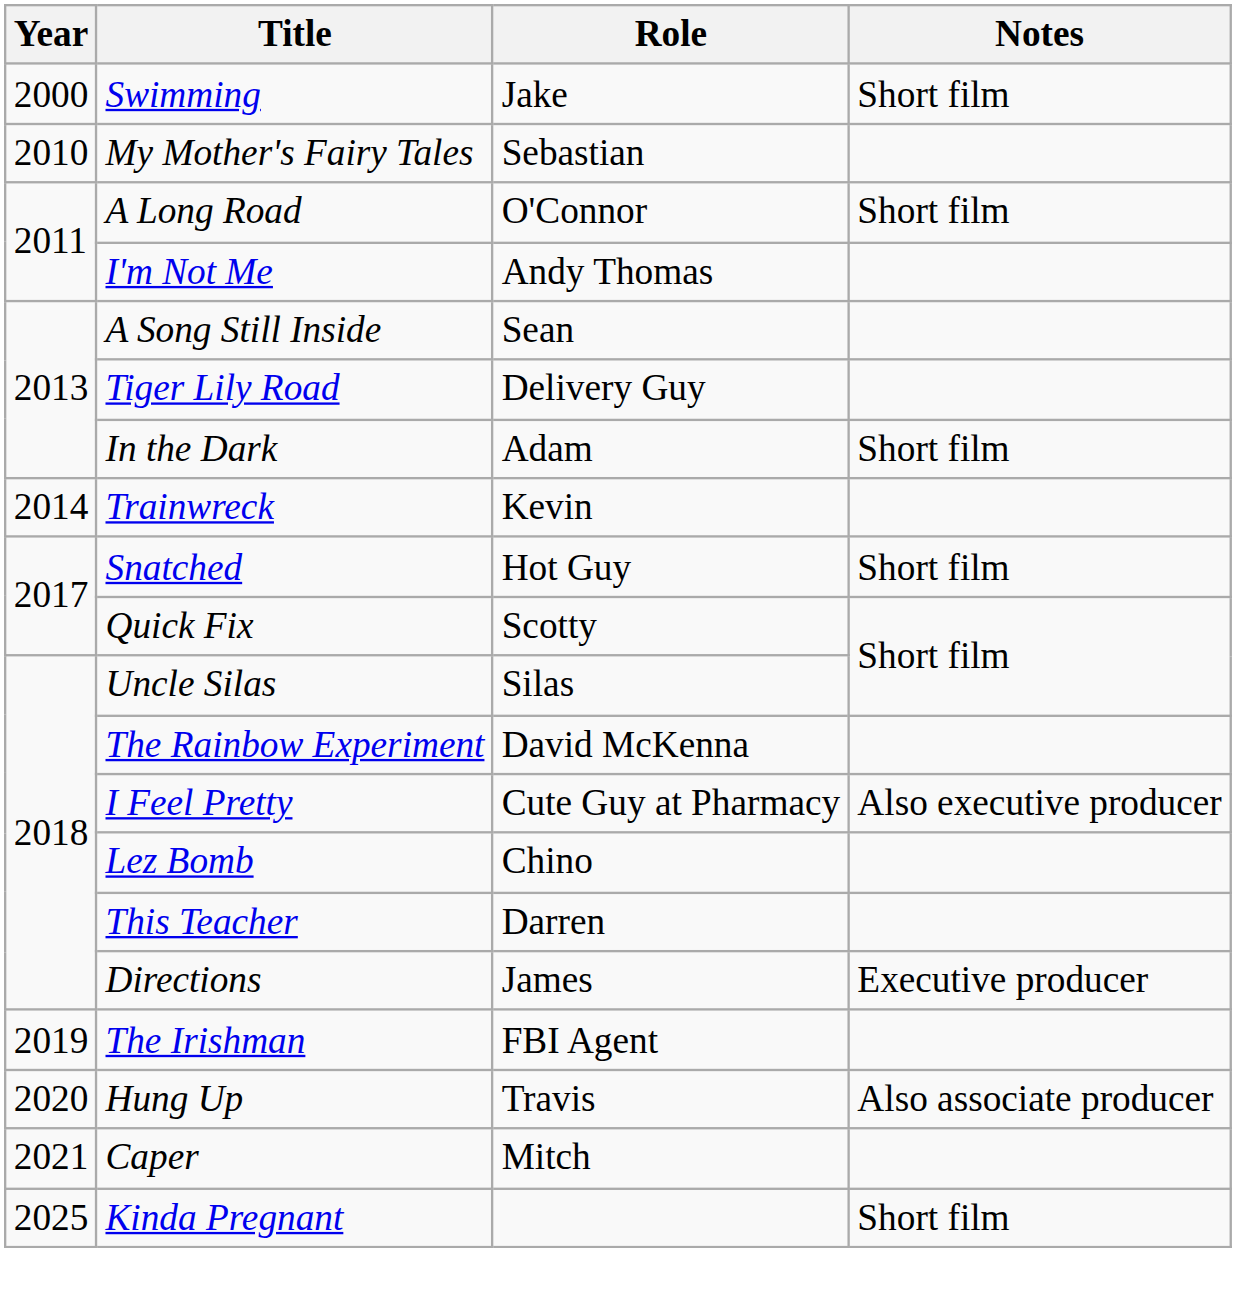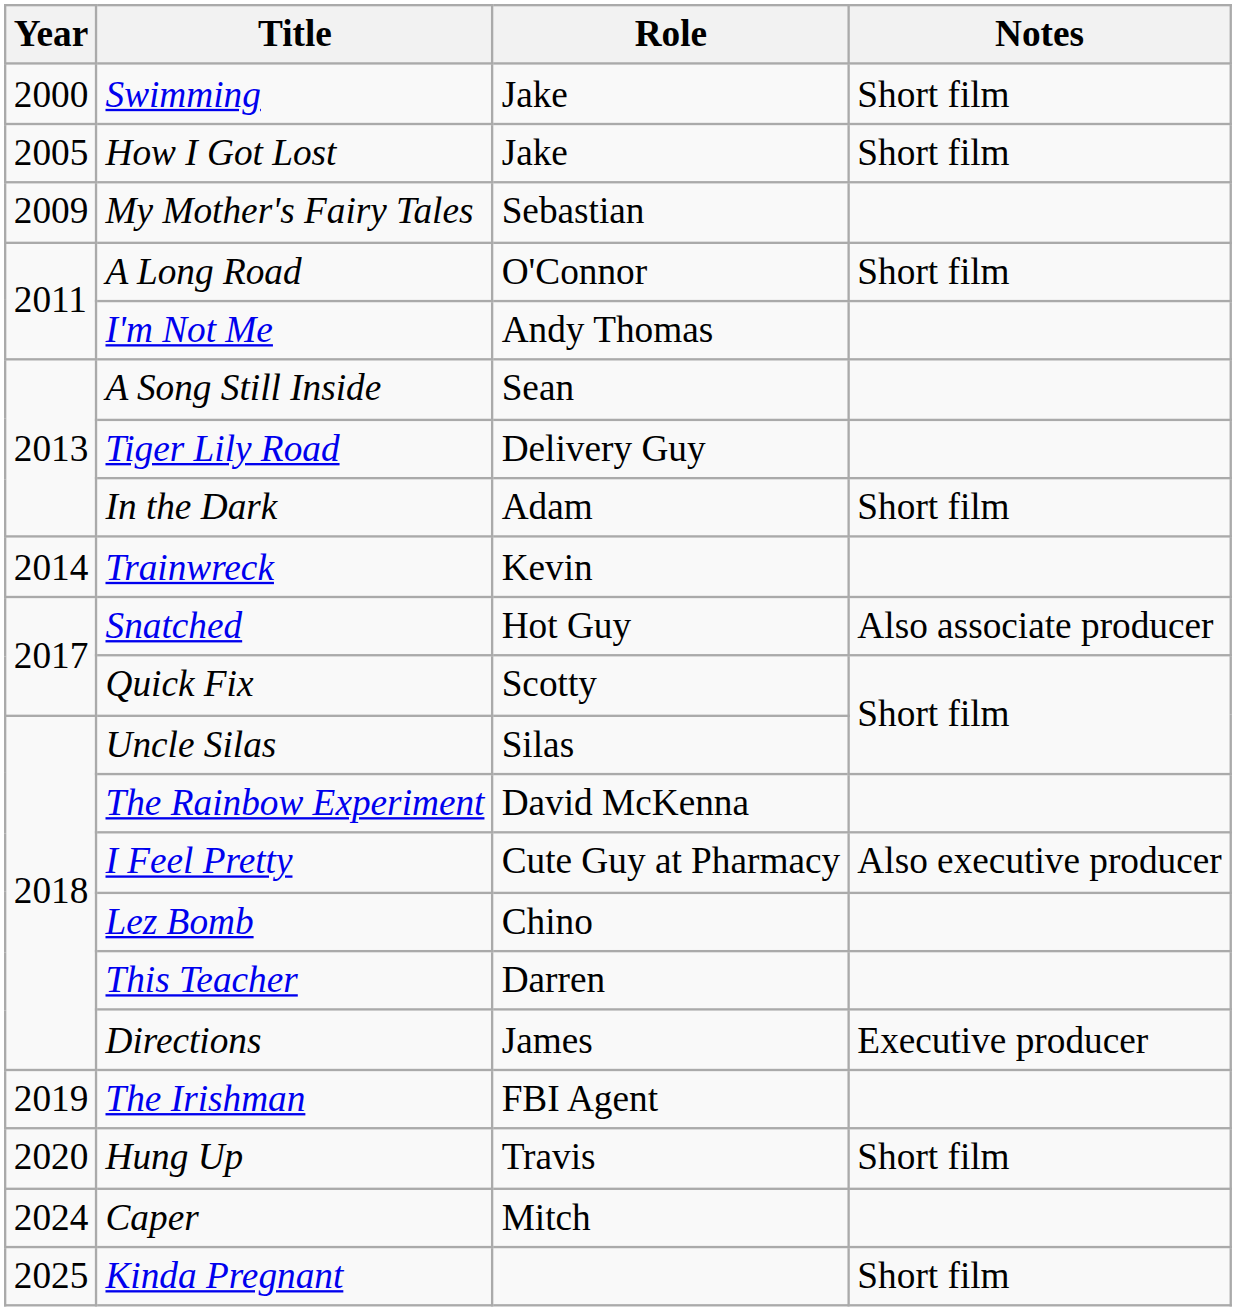+ row: (221, 152)
(51, 152) 2010 -> (51, 211) 2009
(933, 566) Short film -> (1035, 625) Also associate producer
(1035, 1098) Also associate producer -> (933, 1157) Short film
(51, 1157) 2021 -> (51, 1216) 2024
